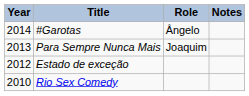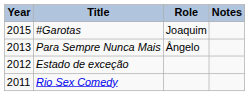(19, 30) 2014 -> (19, 30) 2015
(183, 30) Ângelo -> (186, 30) Joaquim
(186, 47) Joaquim -> (183, 47) Ângelo
(19, 82) 2010 -> (19, 82) 2011
